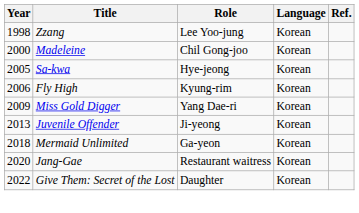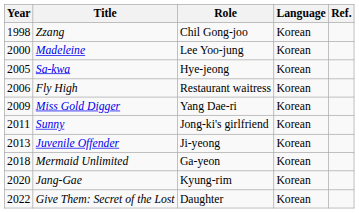(212, 32) Lee Yoo-jung -> (214, 32) Chil Gong-joo
(214, 50) Chil Gong-joo -> (212, 50) Lee Yoo-jung
(206, 87) Kyung-rim -> (225, 87) Restaurant waitress
+ row: (50, 124)
(225, 161) Restaurant waitress -> (206, 180) Kyung-rim
